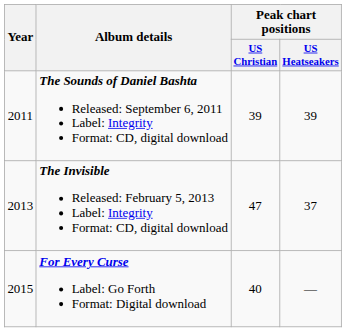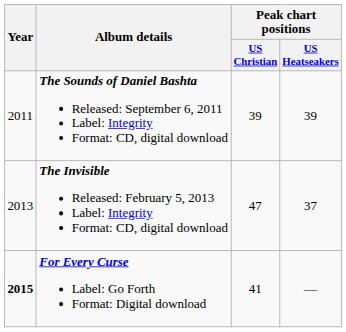(20, 288) normal -> (20, 288) bold
(255, 288) 40 -> (255, 288) 41
